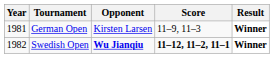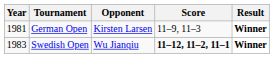(17, 45) 1982 -> (17, 45) 1983
(118, 45) bold -> (116, 45) normal
